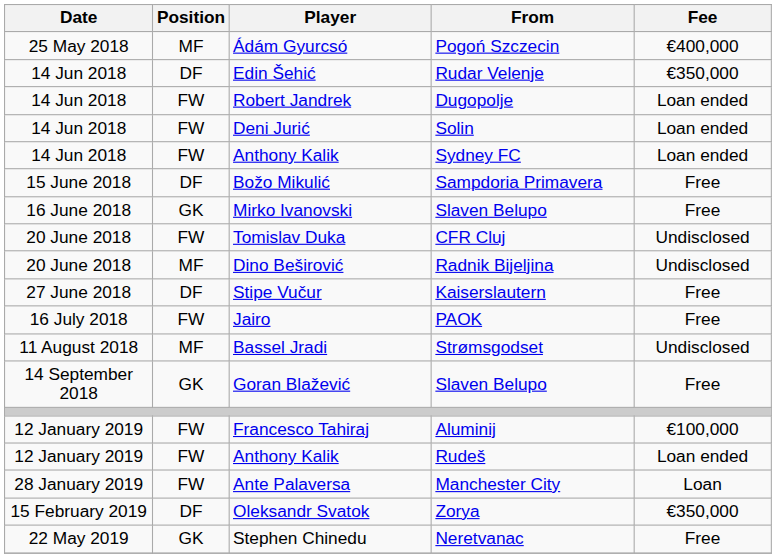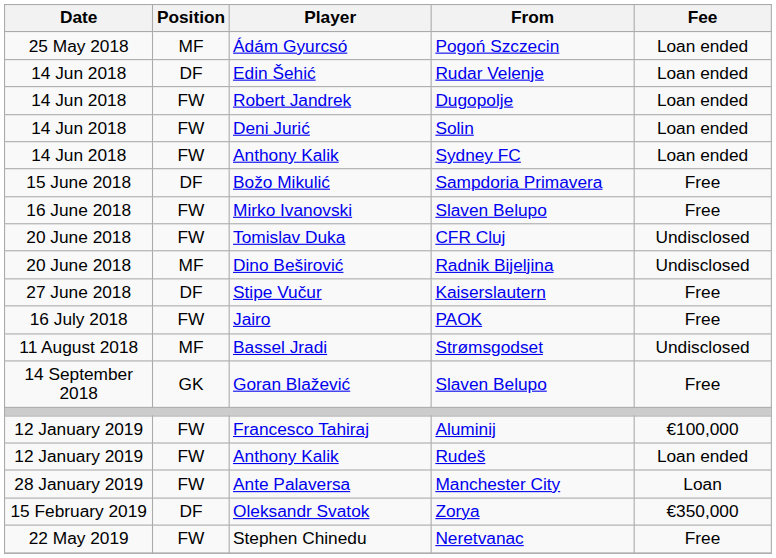(703, 45) €400,000 -> (703, 45) Loan ended
(703, 73) €350,000 -> (703, 73) Loan ended
(191, 210) GK -> (191, 210) FW
(191, 538) GK -> (191, 538) FW
